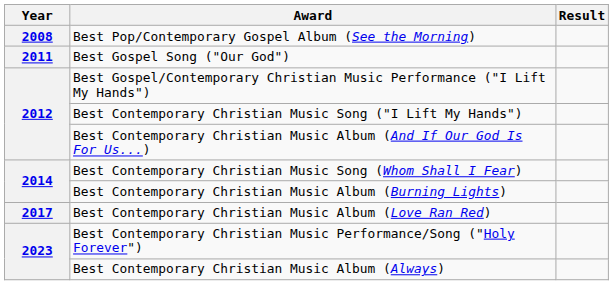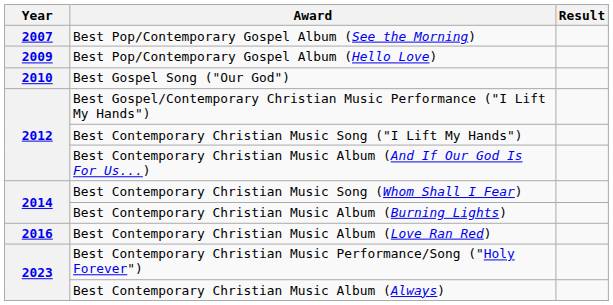(37, 36) 2008 -> (37, 36) 2007
+ row: (255, 57)
(37, 57) 2011 -> (37, 78) 2010
(37, 212) 2017 -> (37, 233) 2016
